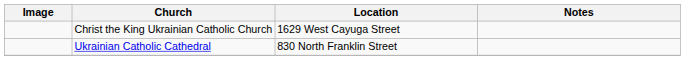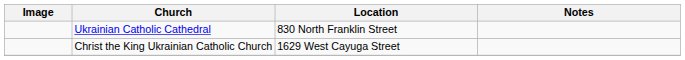rows swapped: (173, 30) <-> (143, 47)
